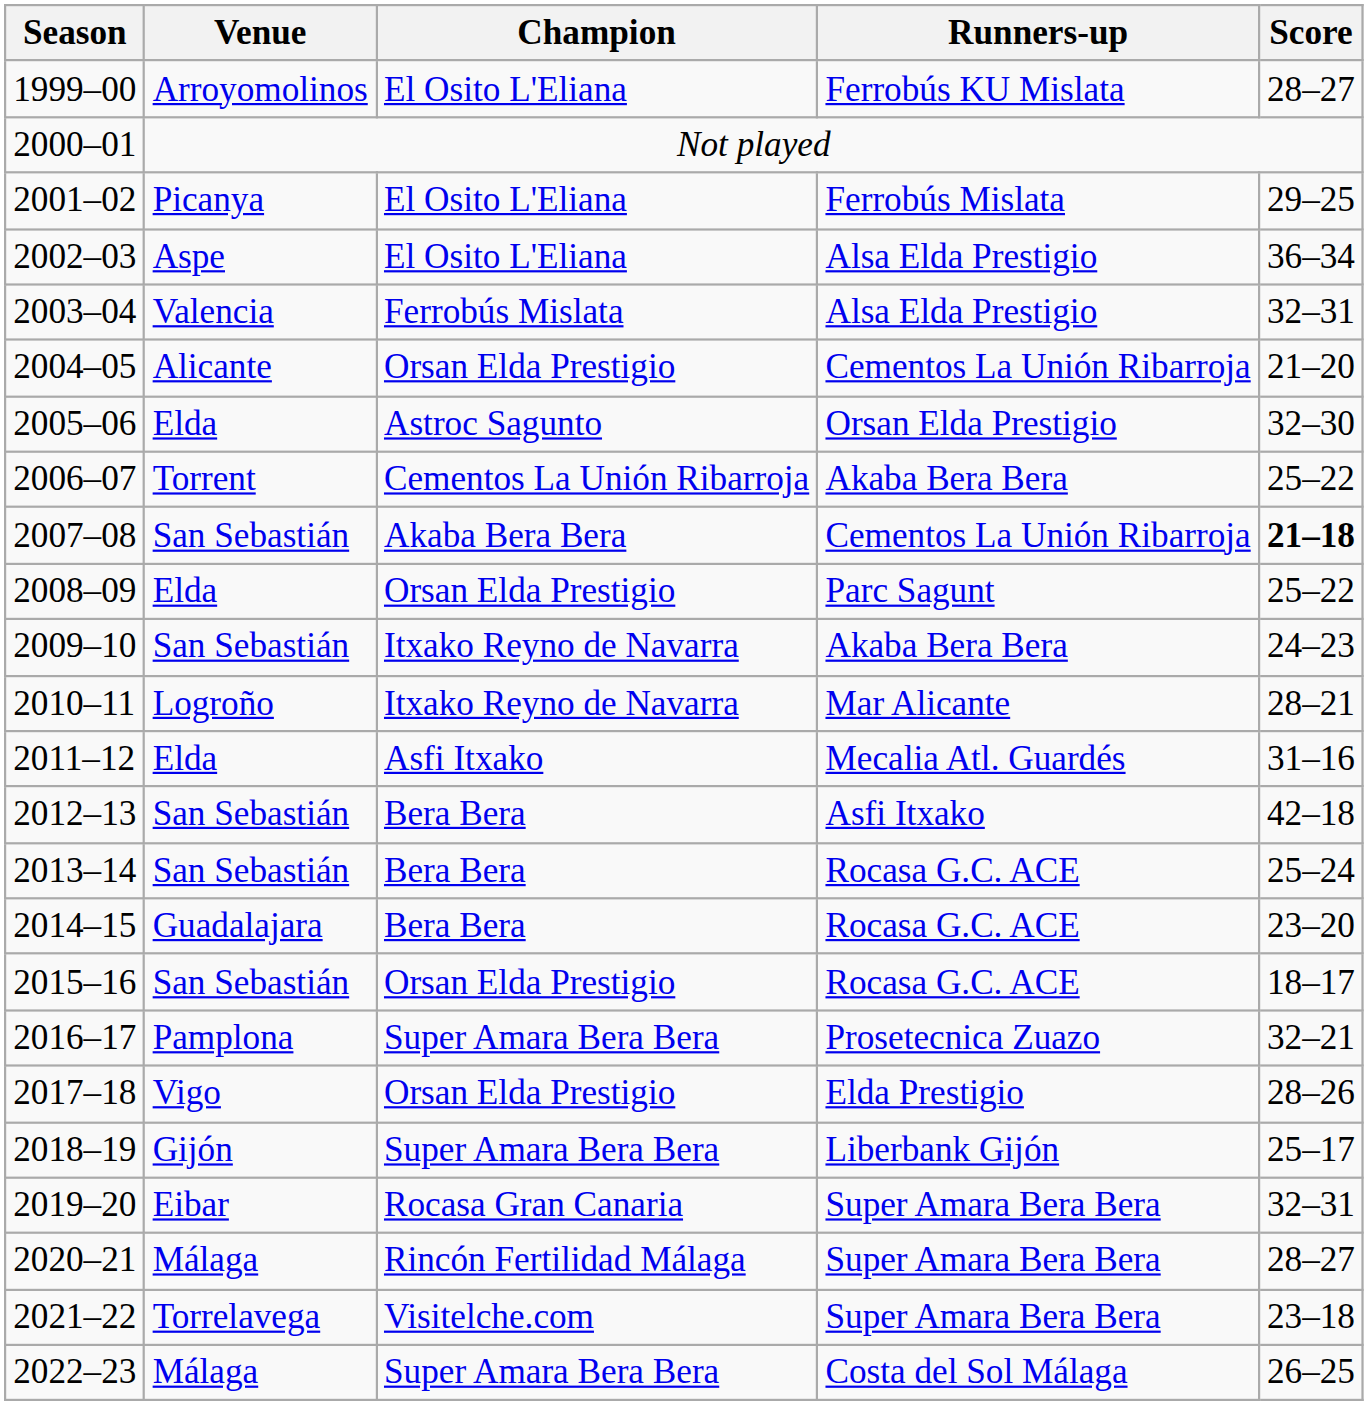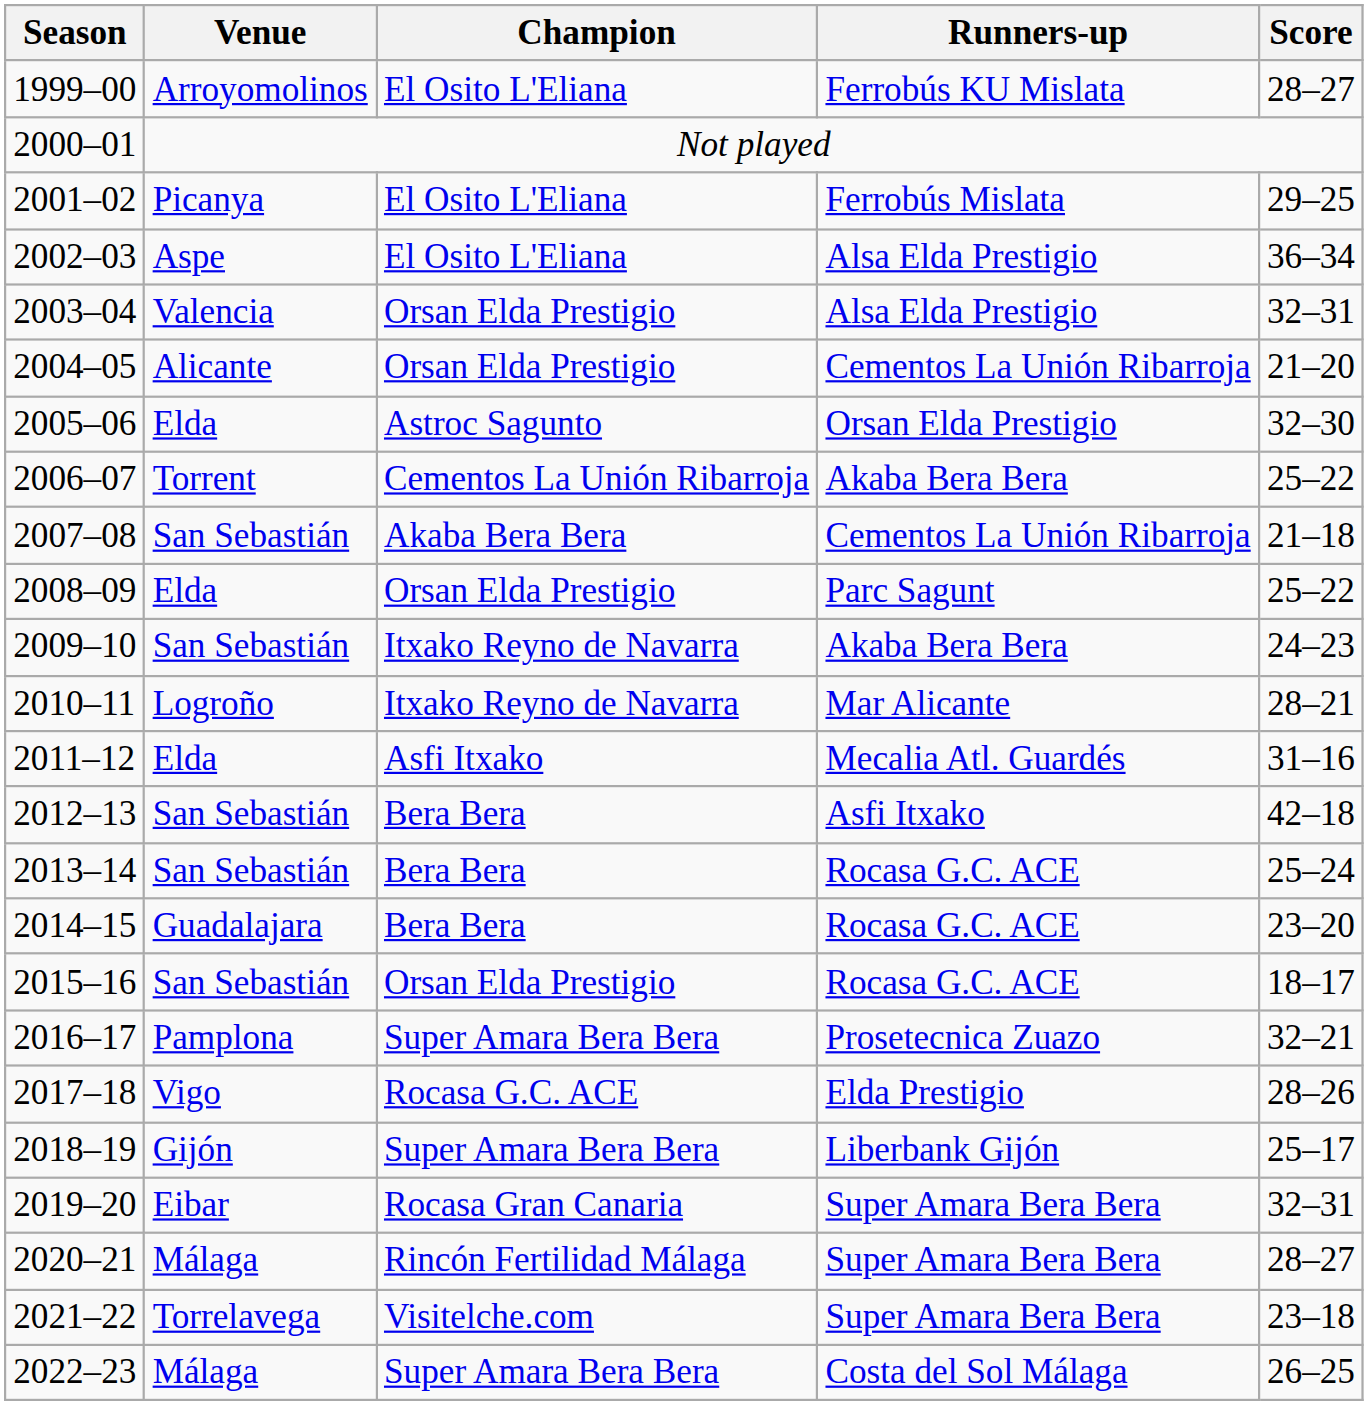(504, 311) Ferrobús Mislata -> (530, 311) Orsan Elda Prestigio
(1311, 534) bold -> (1311, 534) normal
(530, 1093) Orsan Elda Prestigio -> (511, 1093) Rocasa G.C. ACE
